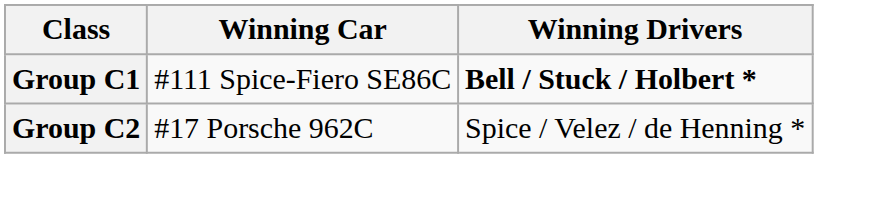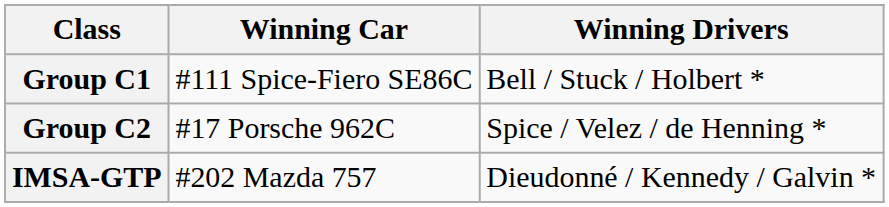(611, 78) bold -> (626, 78) normal
+ row: (87, 177)
